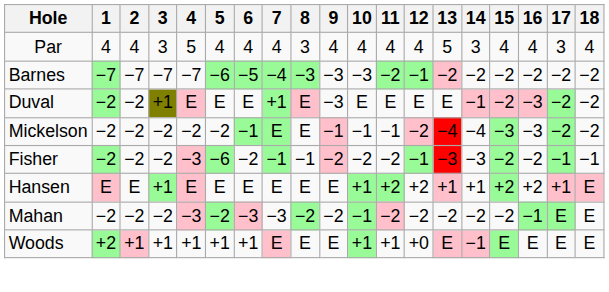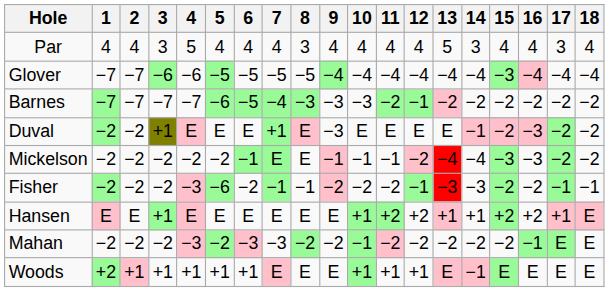+ row: (35, 74)
(419, 243) +0 -> (419, 272) +1
